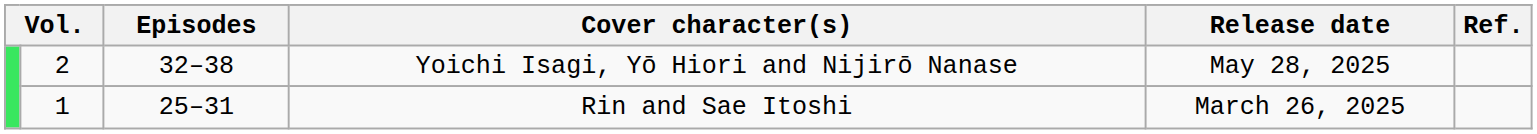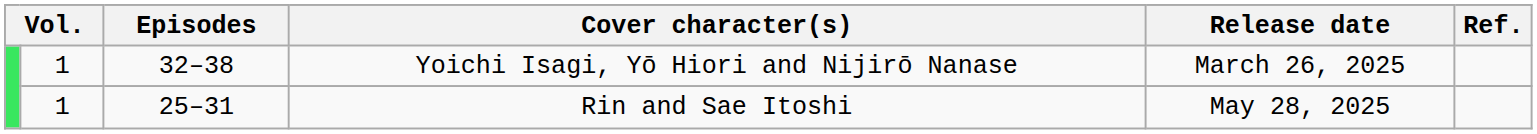(62, 66) 2 -> (62, 66) 1
(1300, 66) May 28, 2025 -> (1300, 66) March 26, 2025
(1300, 107) March 26, 2025 -> (1300, 107) May 28, 2025
